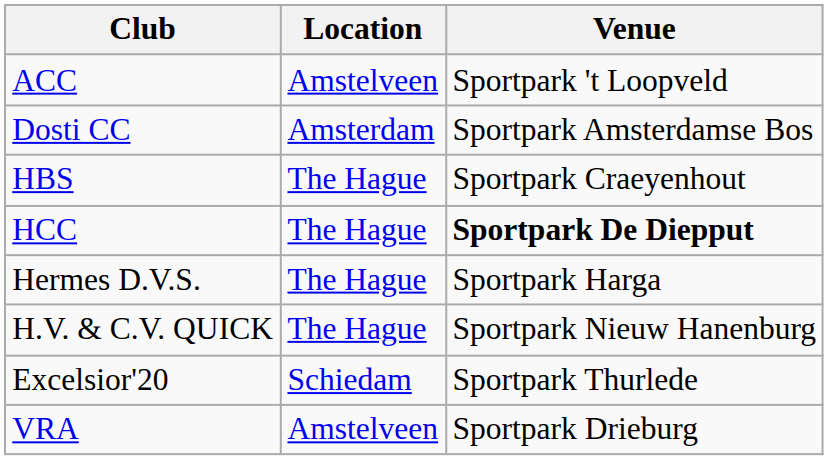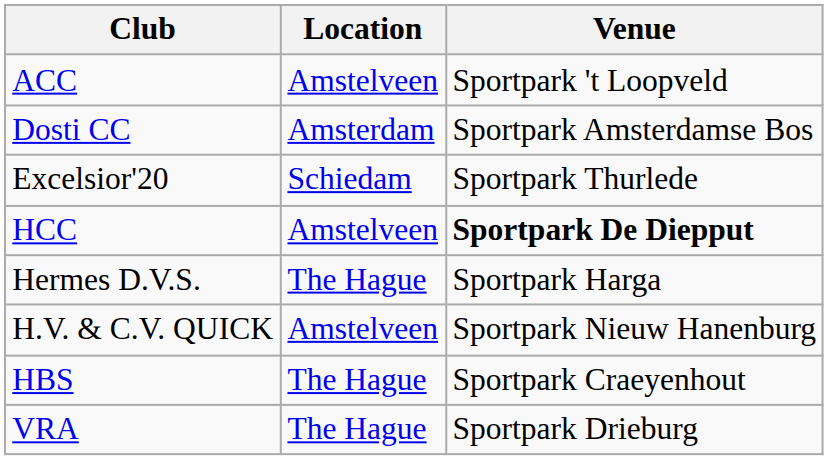rows swapped: (43, 179) <-> (90, 379)
(357, 229) The Hague -> (363, 229) Amstelveen
(357, 329) The Hague -> (363, 329) Amstelveen
(363, 429) Amstelveen -> (357, 429) The Hague
